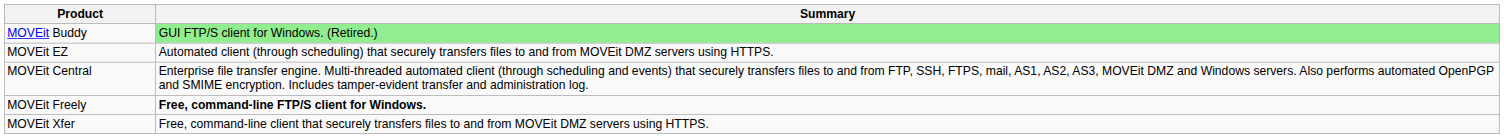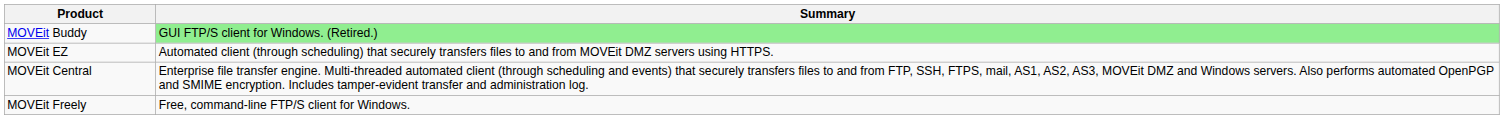(292, 104) bold -> (284, 104) normal
- row: (41, 124)
